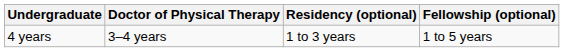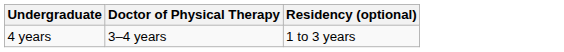- column: (489, 15)
